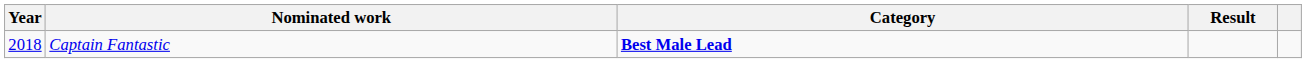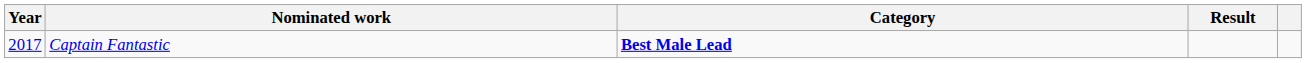(25, 44) 2018 -> (25, 44) 2017
